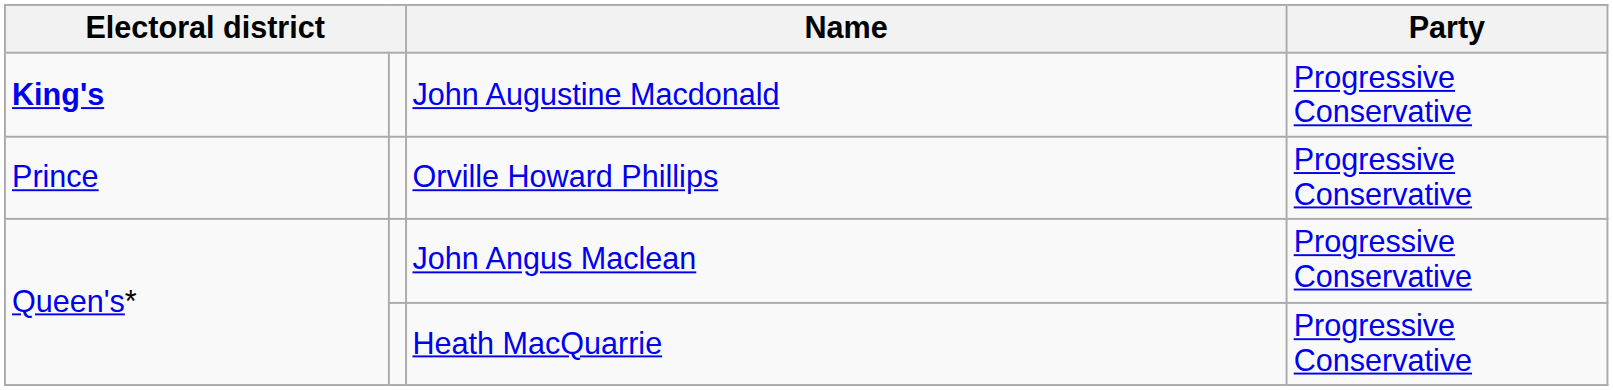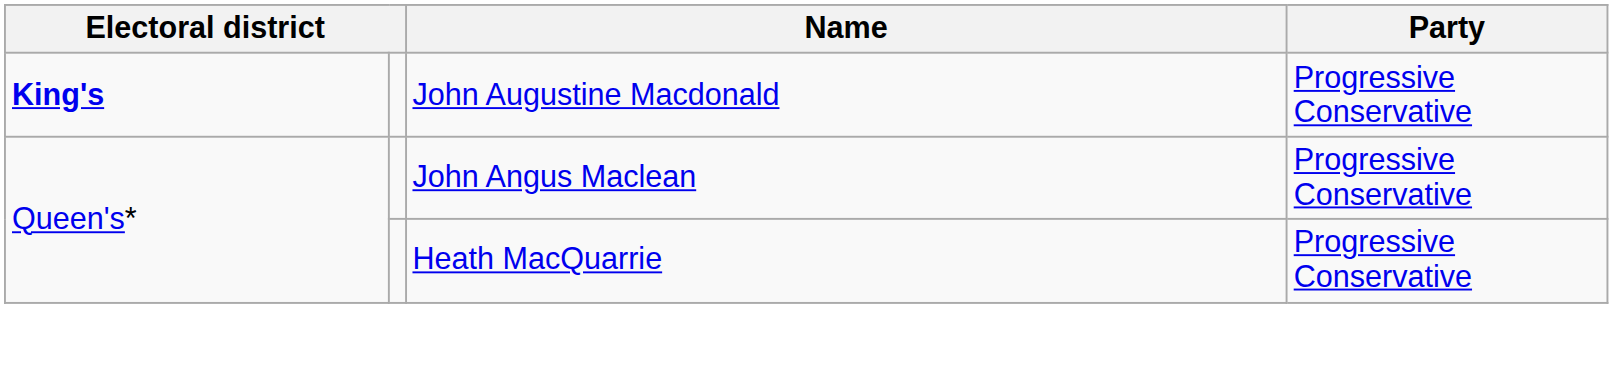- row: (565, 177)
